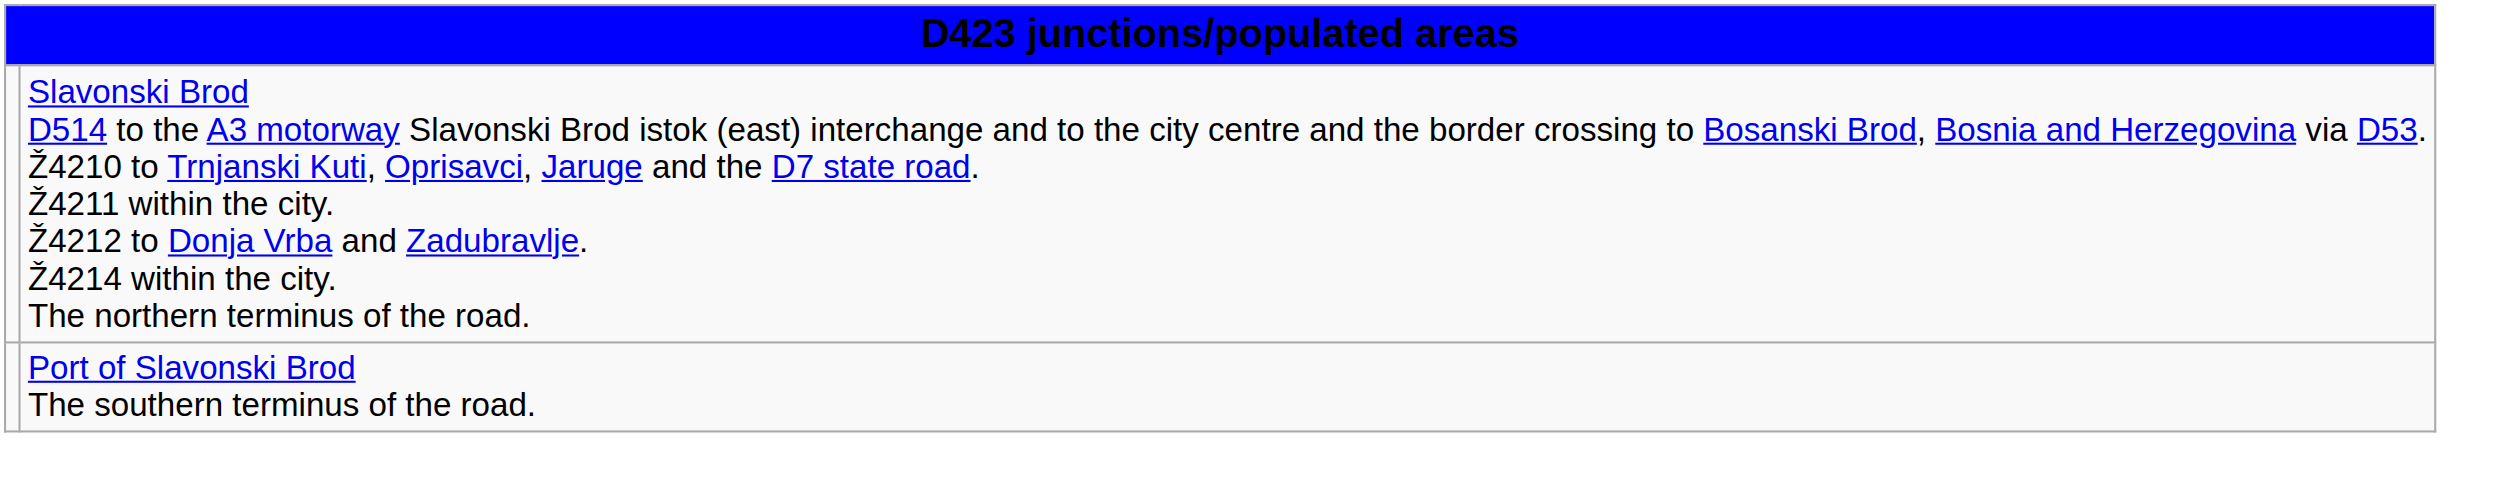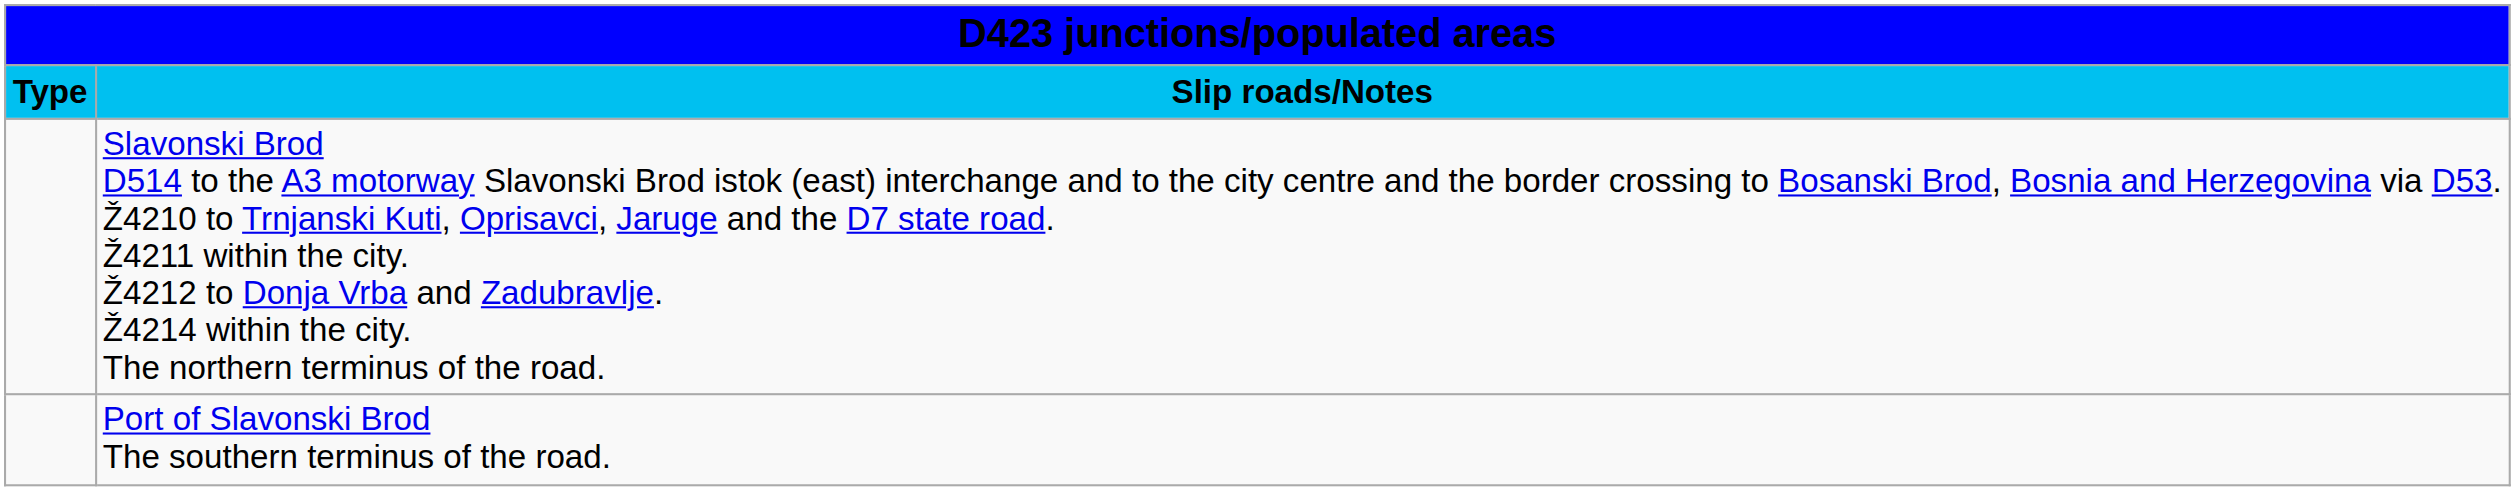+ row: (1302, 91)
